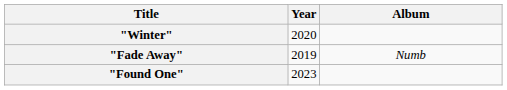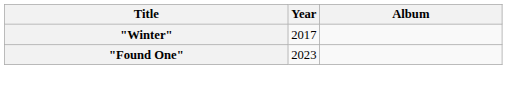(304, 34) 2020 -> (304, 34) 2017
- row: (146, 54)
